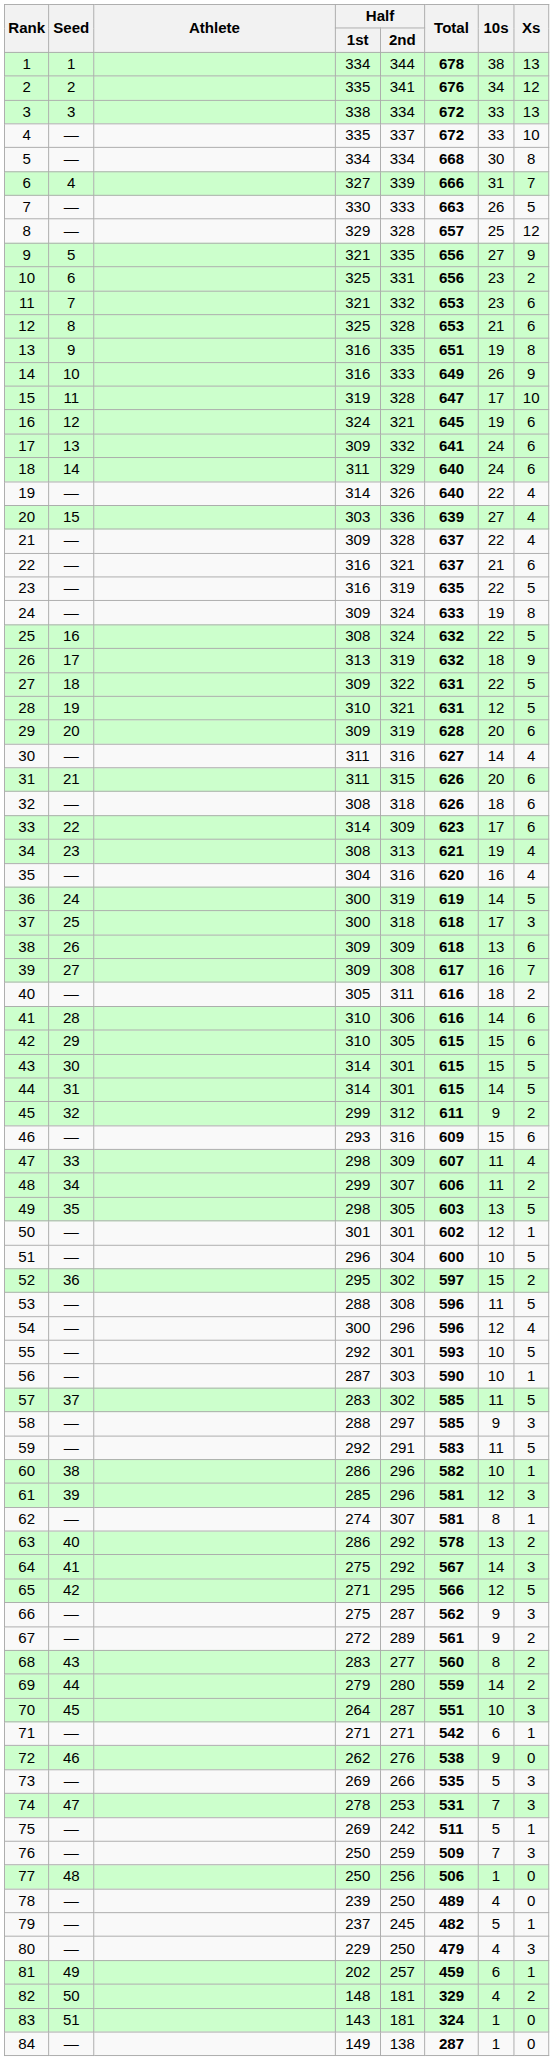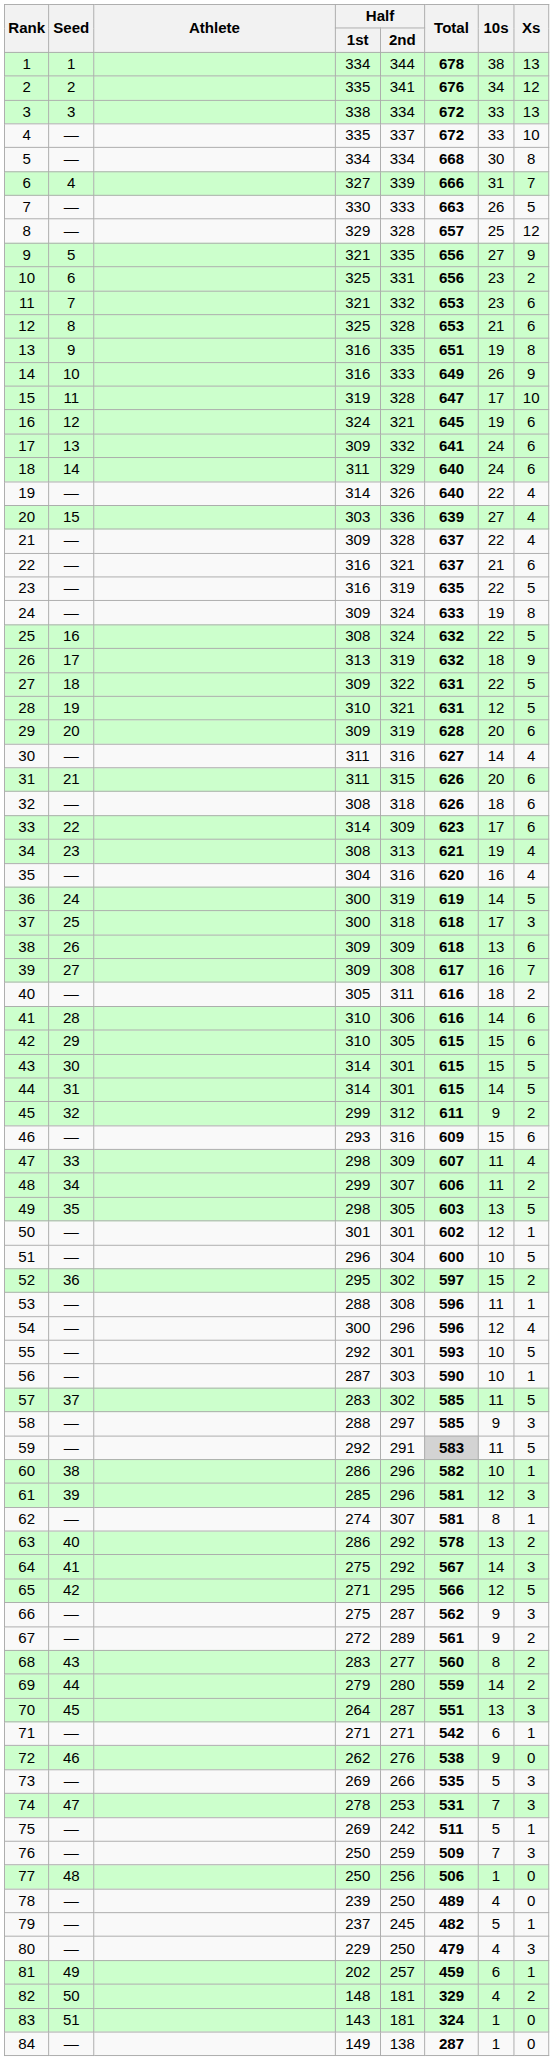(531, 1304) 5 -> (531, 1304) 1
(451, 1447) no background -> (451, 1447) lightgrey background
(496, 1709) 10 -> (496, 1709) 13
